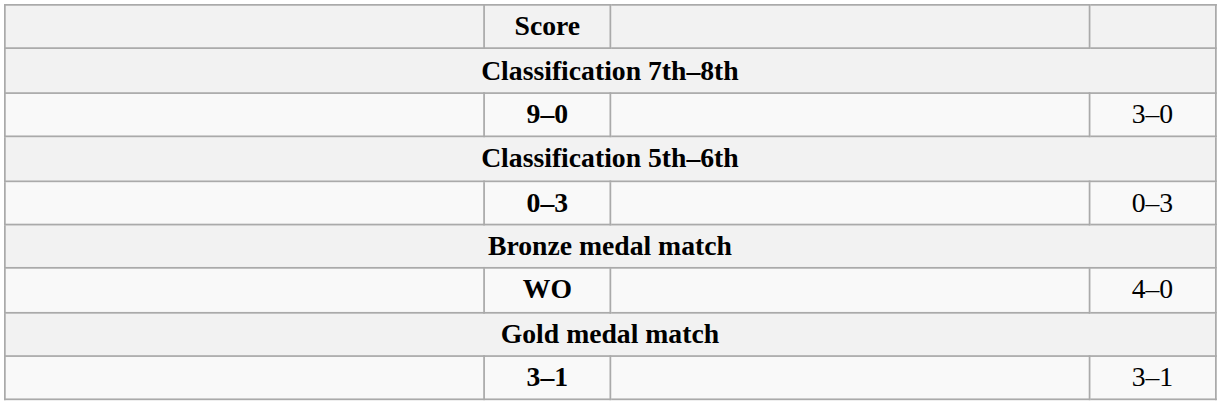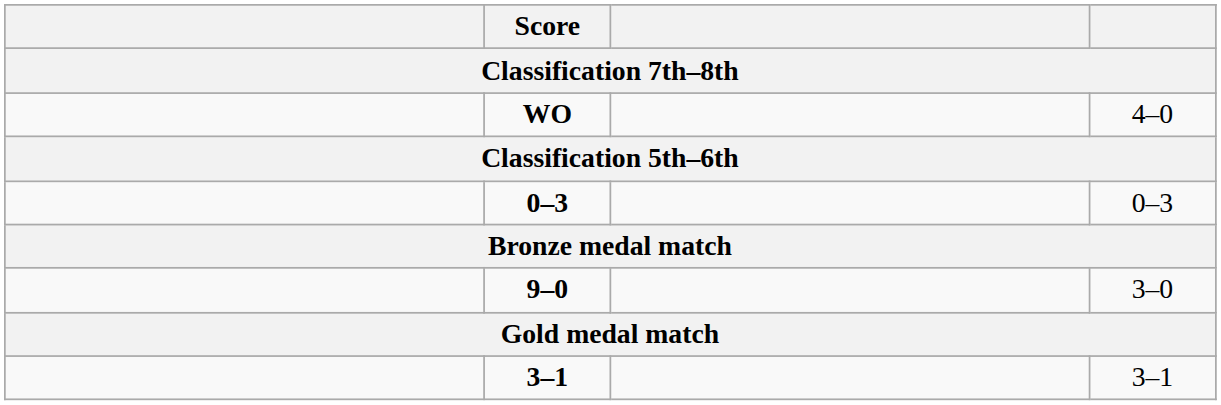rows swapped: (547, 289) <-> (547, 114)
